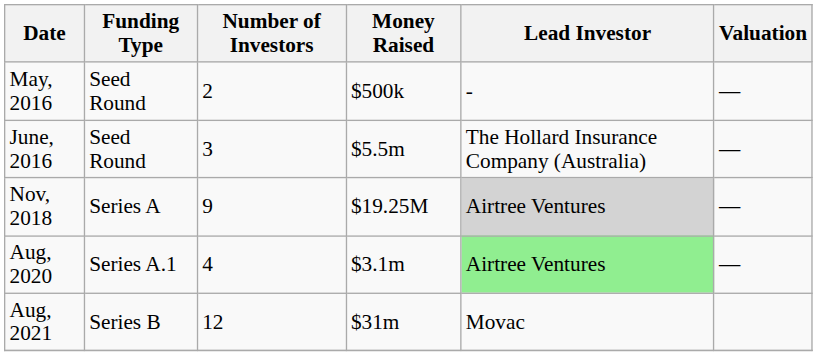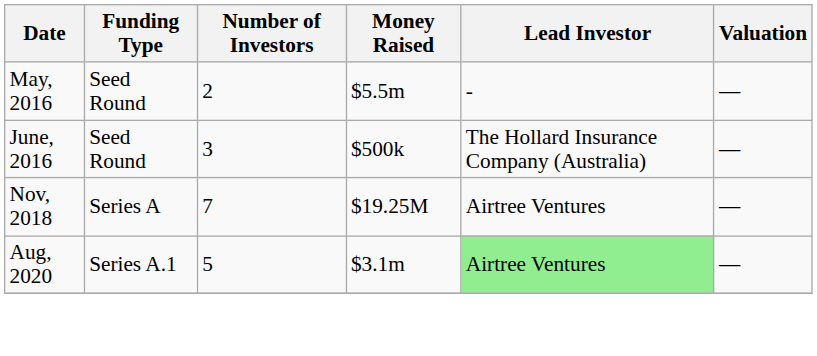(378, 91) $500k -> (378, 91) $5.5m
(378, 148) $5.5m -> (378, 148) $500k
(207, 206) 9 -> (207, 206) 7
(536, 206) lightgrey background -> (536, 206) no background
(207, 264) 4 -> (207, 264) 5
- row: (31, 321)
